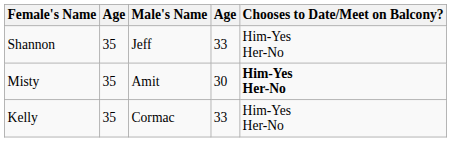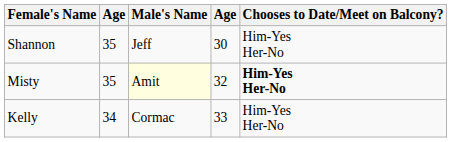(220, 44) 33 -> (220, 44) 30
(145, 81) no background -> (145, 81) lightyellow background
(220, 81) 30 -> (220, 81) 32
(109, 118) 35 -> (109, 118) 34
